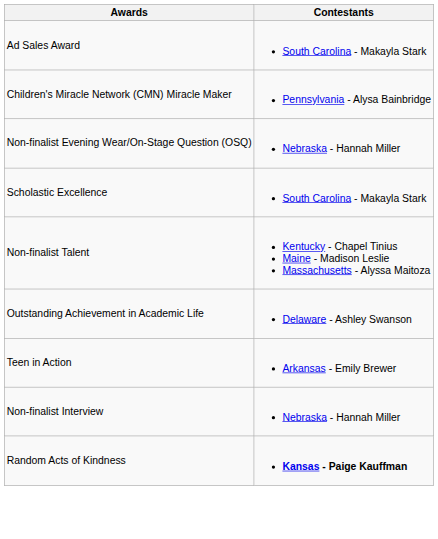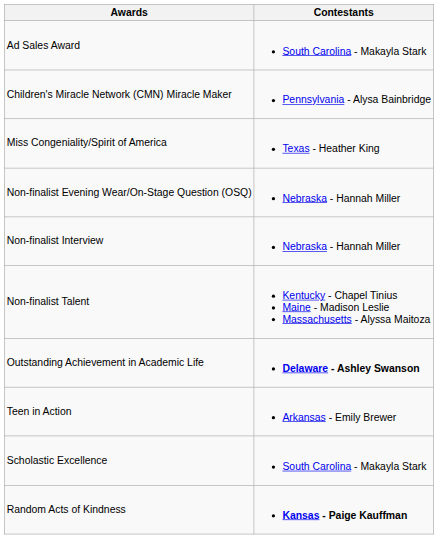+ row: (87, 143)
rows swapped: (55, 411) <-> (57, 192)
(344, 320) normal -> (344, 369) bold
